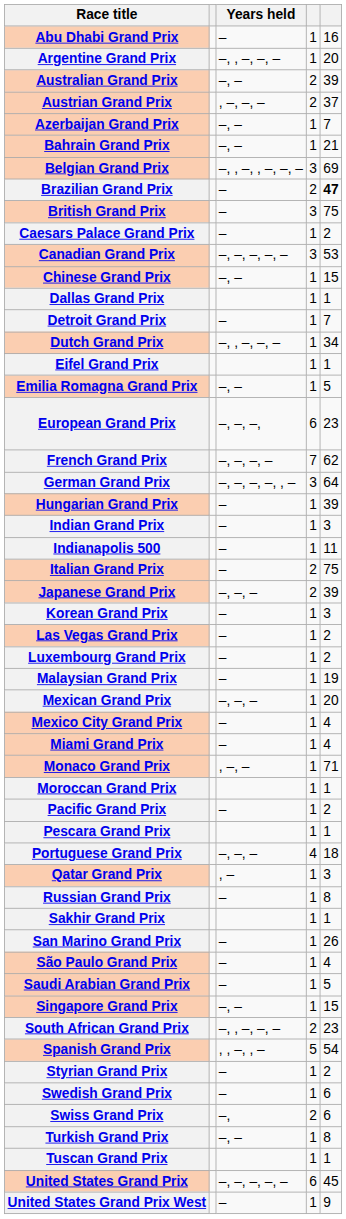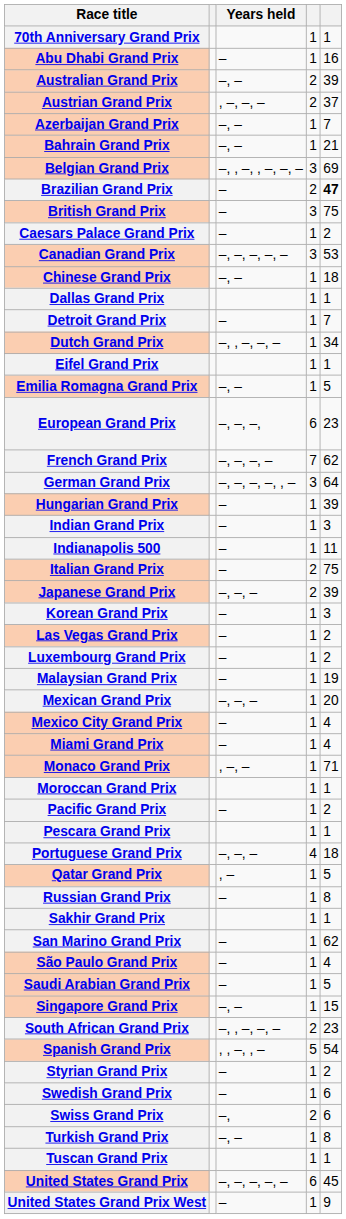+ row: (107, 37)
- row: (107, 59)
(331, 277) 15 -> (331, 277) 18
(327, 875) 3 -> (327, 875) 5
(331, 941) 26 -> (331, 941) 62
